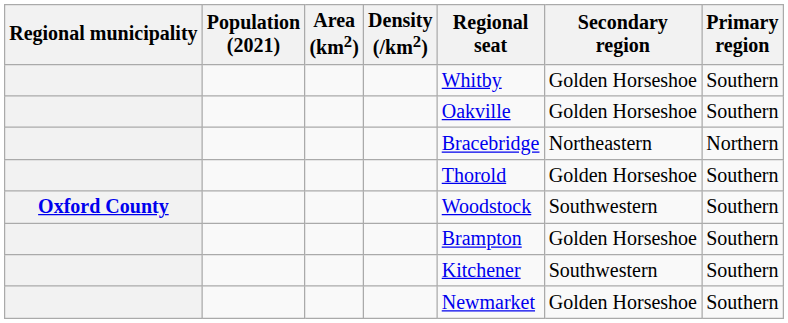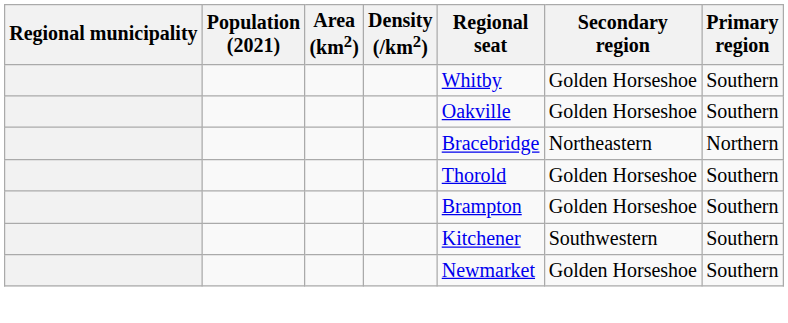- row: (103, 206)
